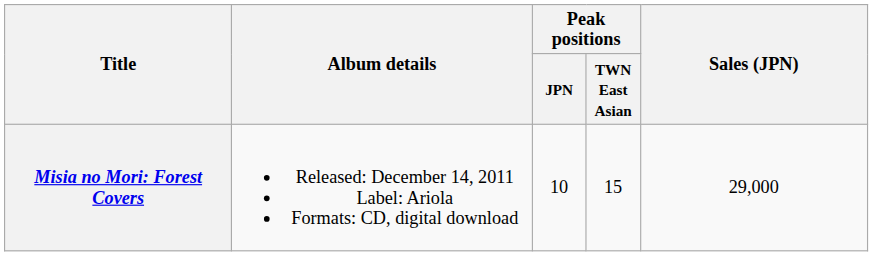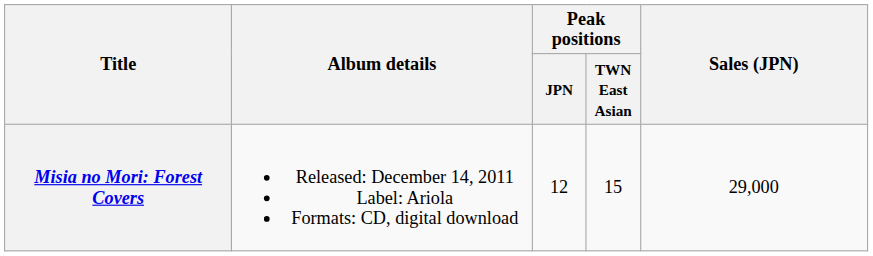(559, 187) 10 -> (559, 187) 12
